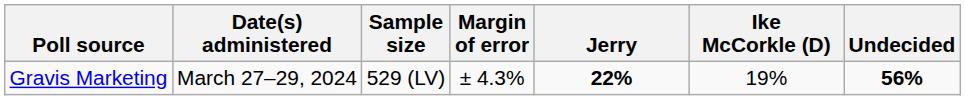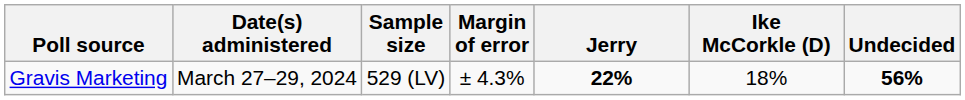(766, 78) 19% -> (766, 78) 18%
